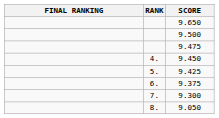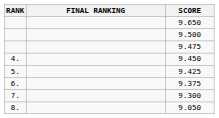columns swapped: (154, 11) <-> (74, 11)
